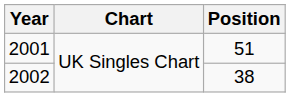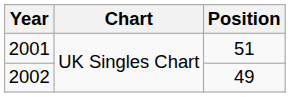(244, 77) 38 -> (244, 77) 49
